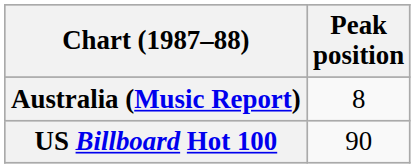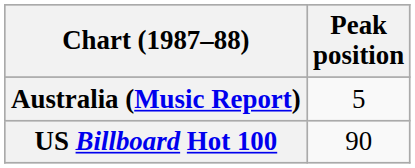(359, 98) 8 -> (359, 98) 5
